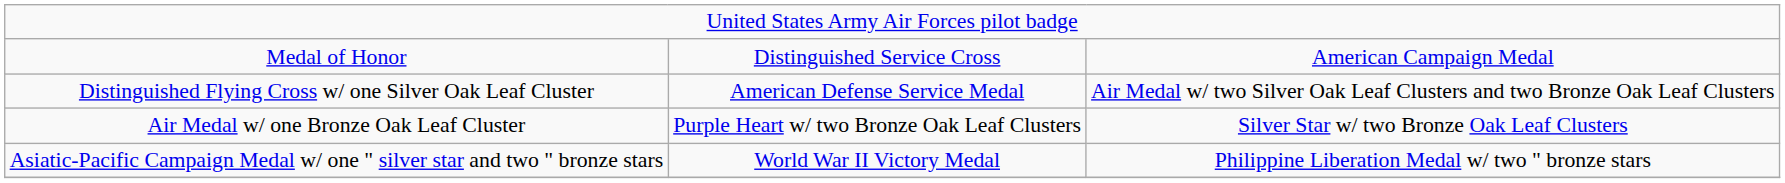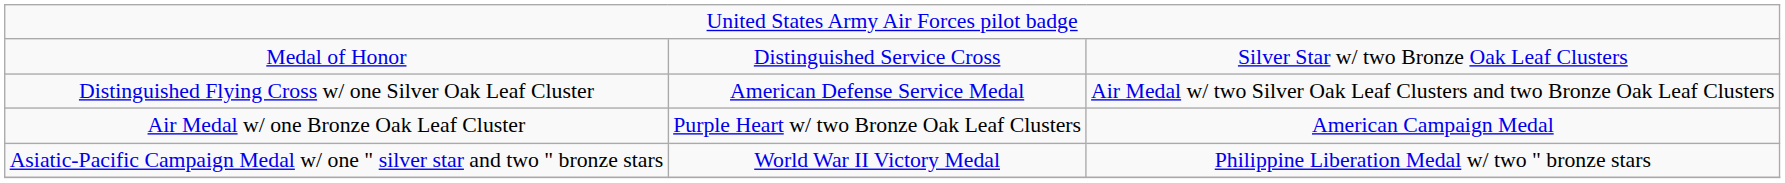(1433, 56) American Campaign Medal -> (1433, 56) Silver Star w/ two Bronze Oak Leaf Clusters
(1433, 125) Silver Star w/ two Bronze Oak Leaf Clusters -> (1433, 125) American Campaign Medal
